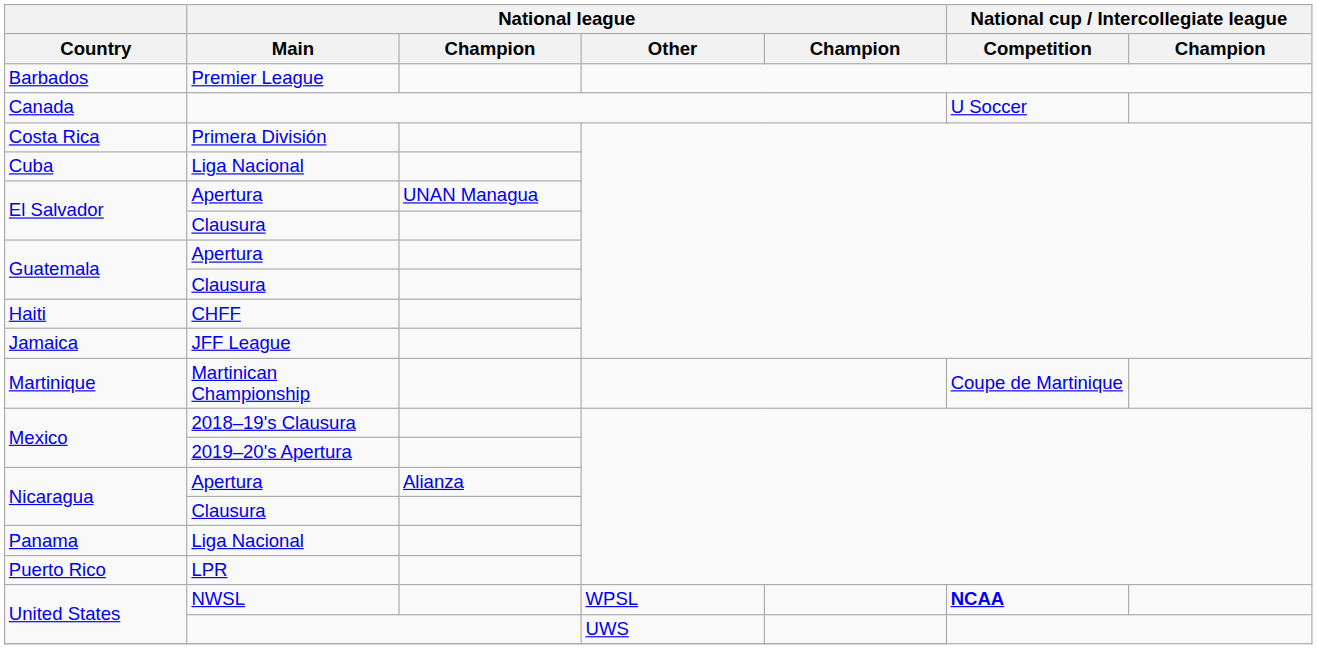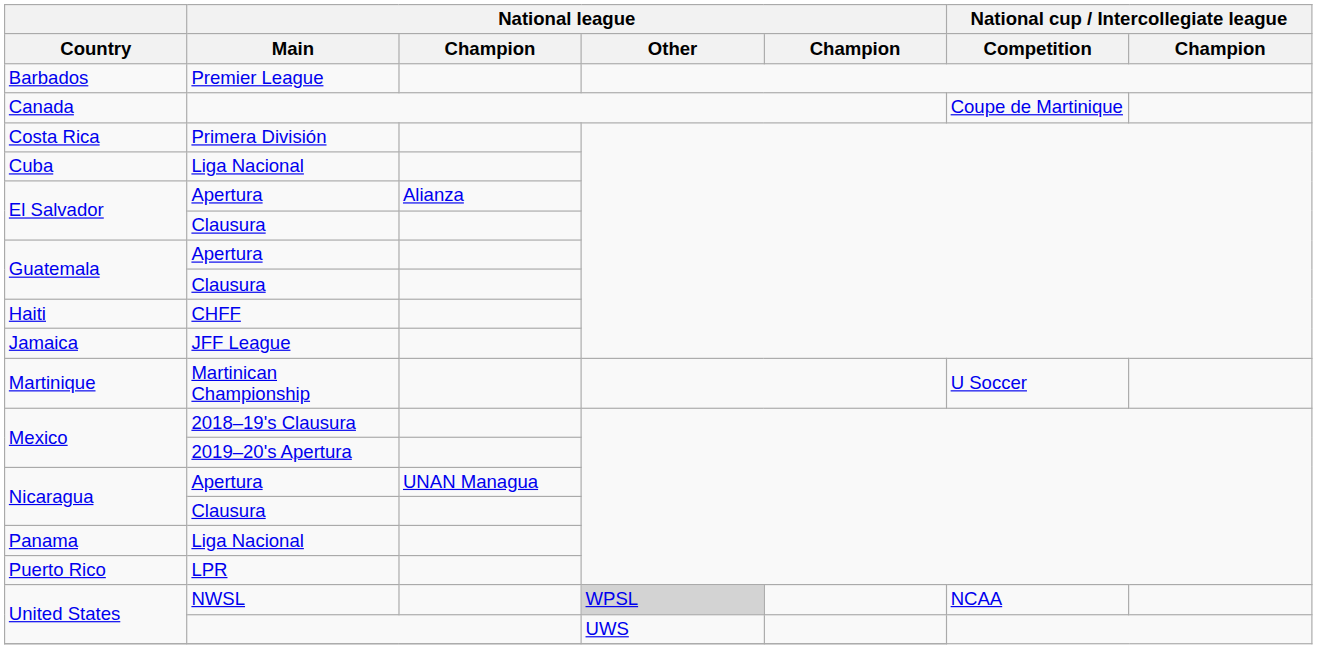(989, 107) U Soccer -> (1037, 107) Coupe de Martinique
(471, 195) UNAN Managua -> (433, 195) Alianza
(1037, 382) Coupe de Martinique -> (989, 382) U Soccer
(433, 481) Alianza -> (471, 481) UNAN Managua
(612, 599) no background -> (612, 599) lightgrey background
(977, 599) bold -> (976, 599) normal
